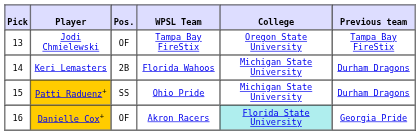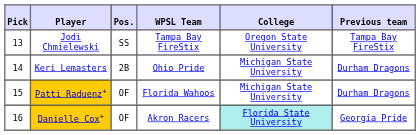(124, 42) OF -> (124, 42) SS
(179, 67) Florida Wahoos -> (179, 67) Ohio Pride
(124, 92) SS -> (124, 92) OF
(179, 92) Ohio Pride -> (179, 92) Florida Wahoos
